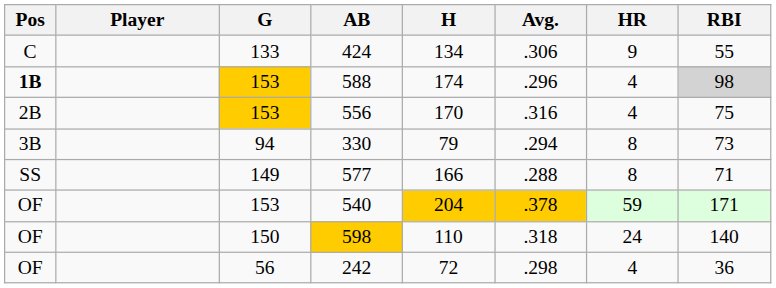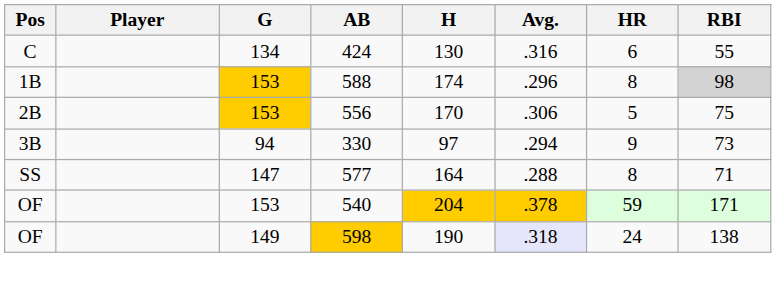(265, 50) 133 -> (265, 50) 134
(449, 50) 134 -> (449, 50) 130
(540, 50) .306 -> (540, 50) .316
(632, 50) 9 -> (632, 50) 6
(30, 81) bold -> (30, 81) normal
(632, 81) 4 -> (632, 81) 8
(540, 112) .316 -> (540, 112) .306
(632, 112) 4 -> (632, 112) 5
(449, 143) 79 -> (449, 143) 97
(632, 143) 8 -> (632, 143) 9
(265, 174) 149 -> (265, 174) 147
(449, 174) 166 -> (449, 174) 164
(265, 236) 150 -> (265, 236) 149
(449, 236) 110 -> (449, 236) 190
(540, 236) no background -> (540, 236) lavender background
(724, 236) 140 -> (724, 236) 138
- row: (357, 267)
